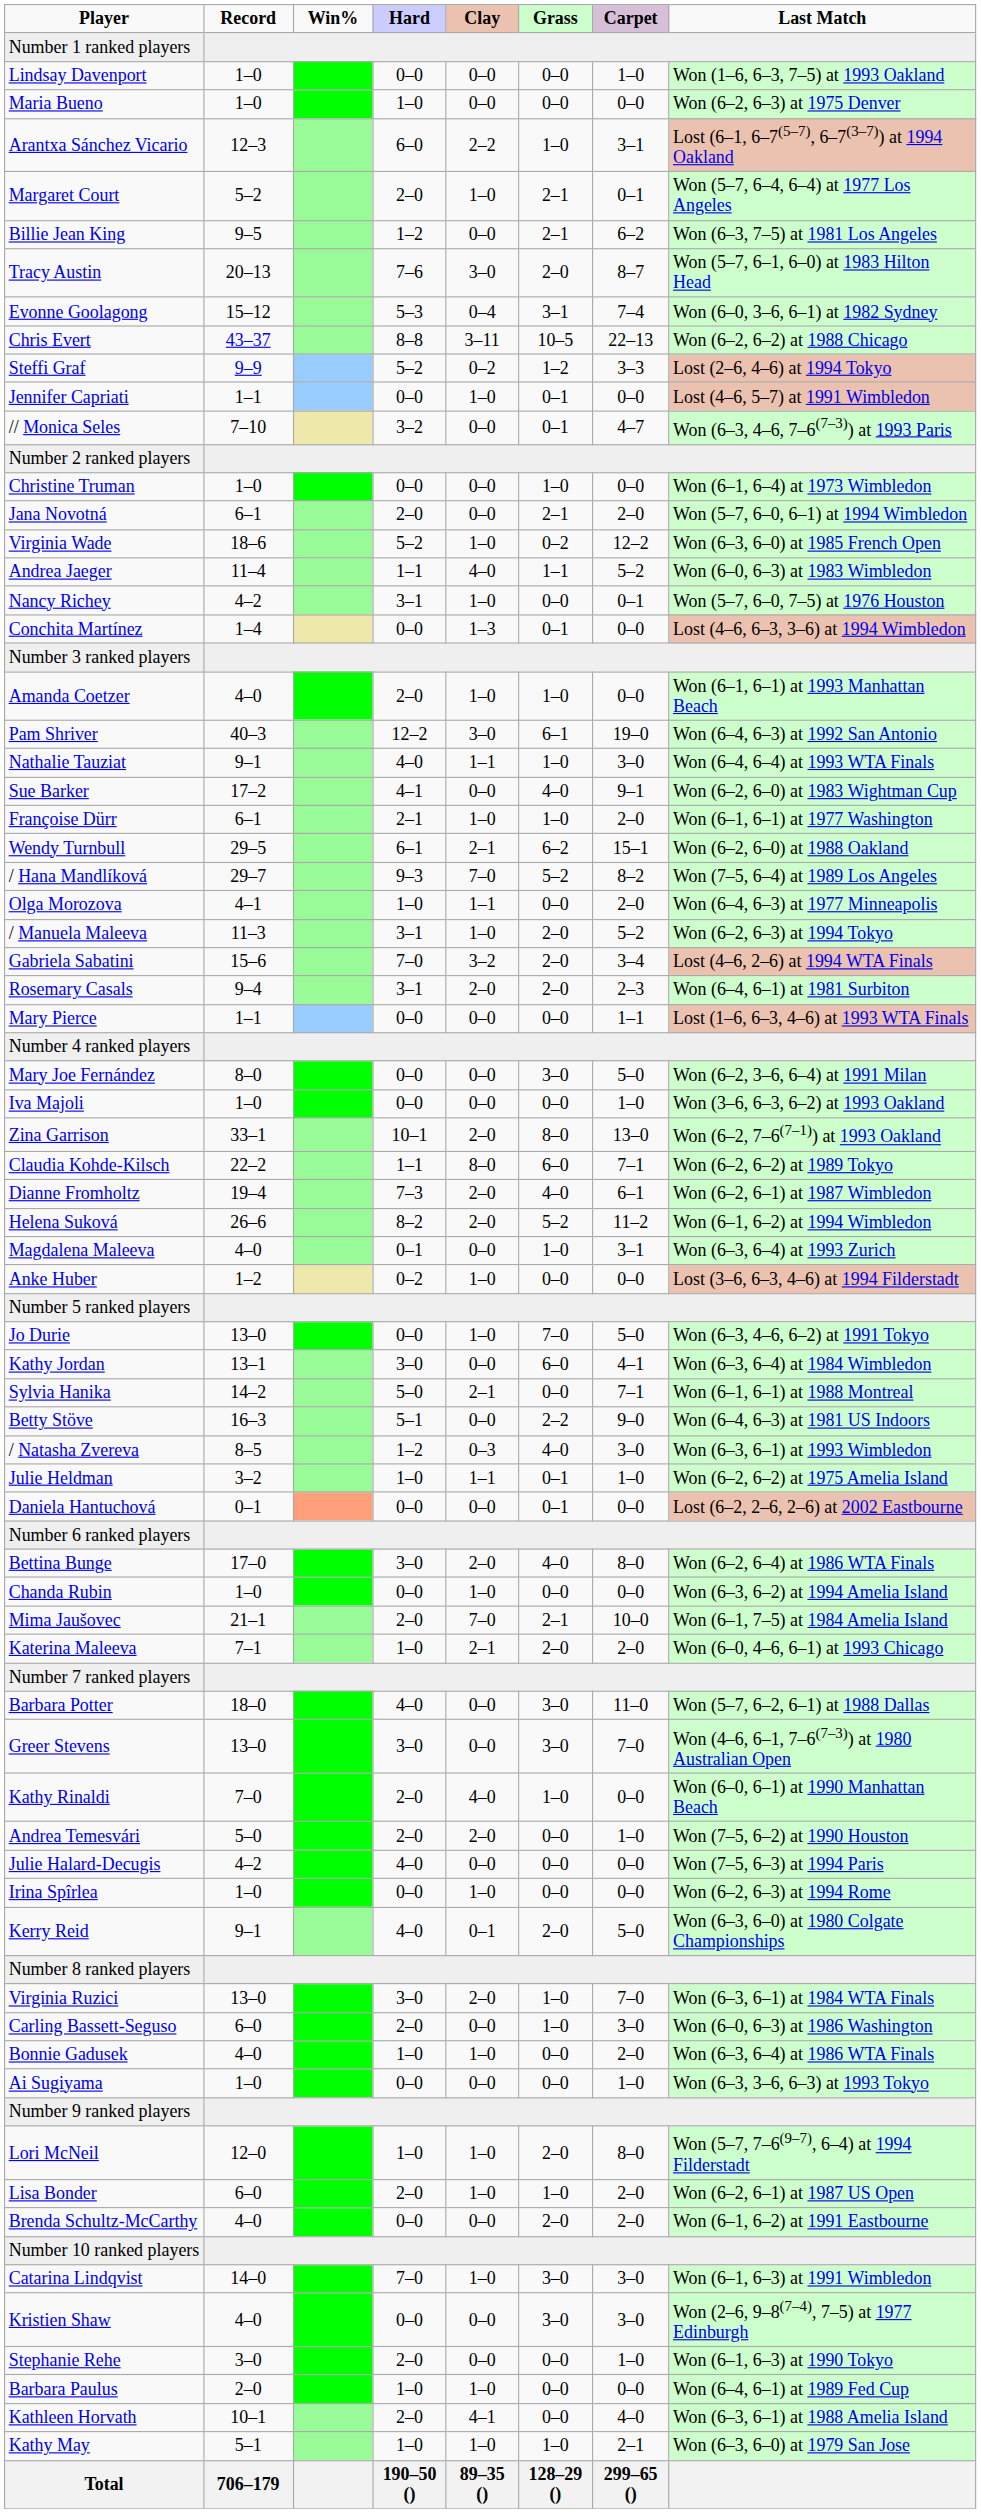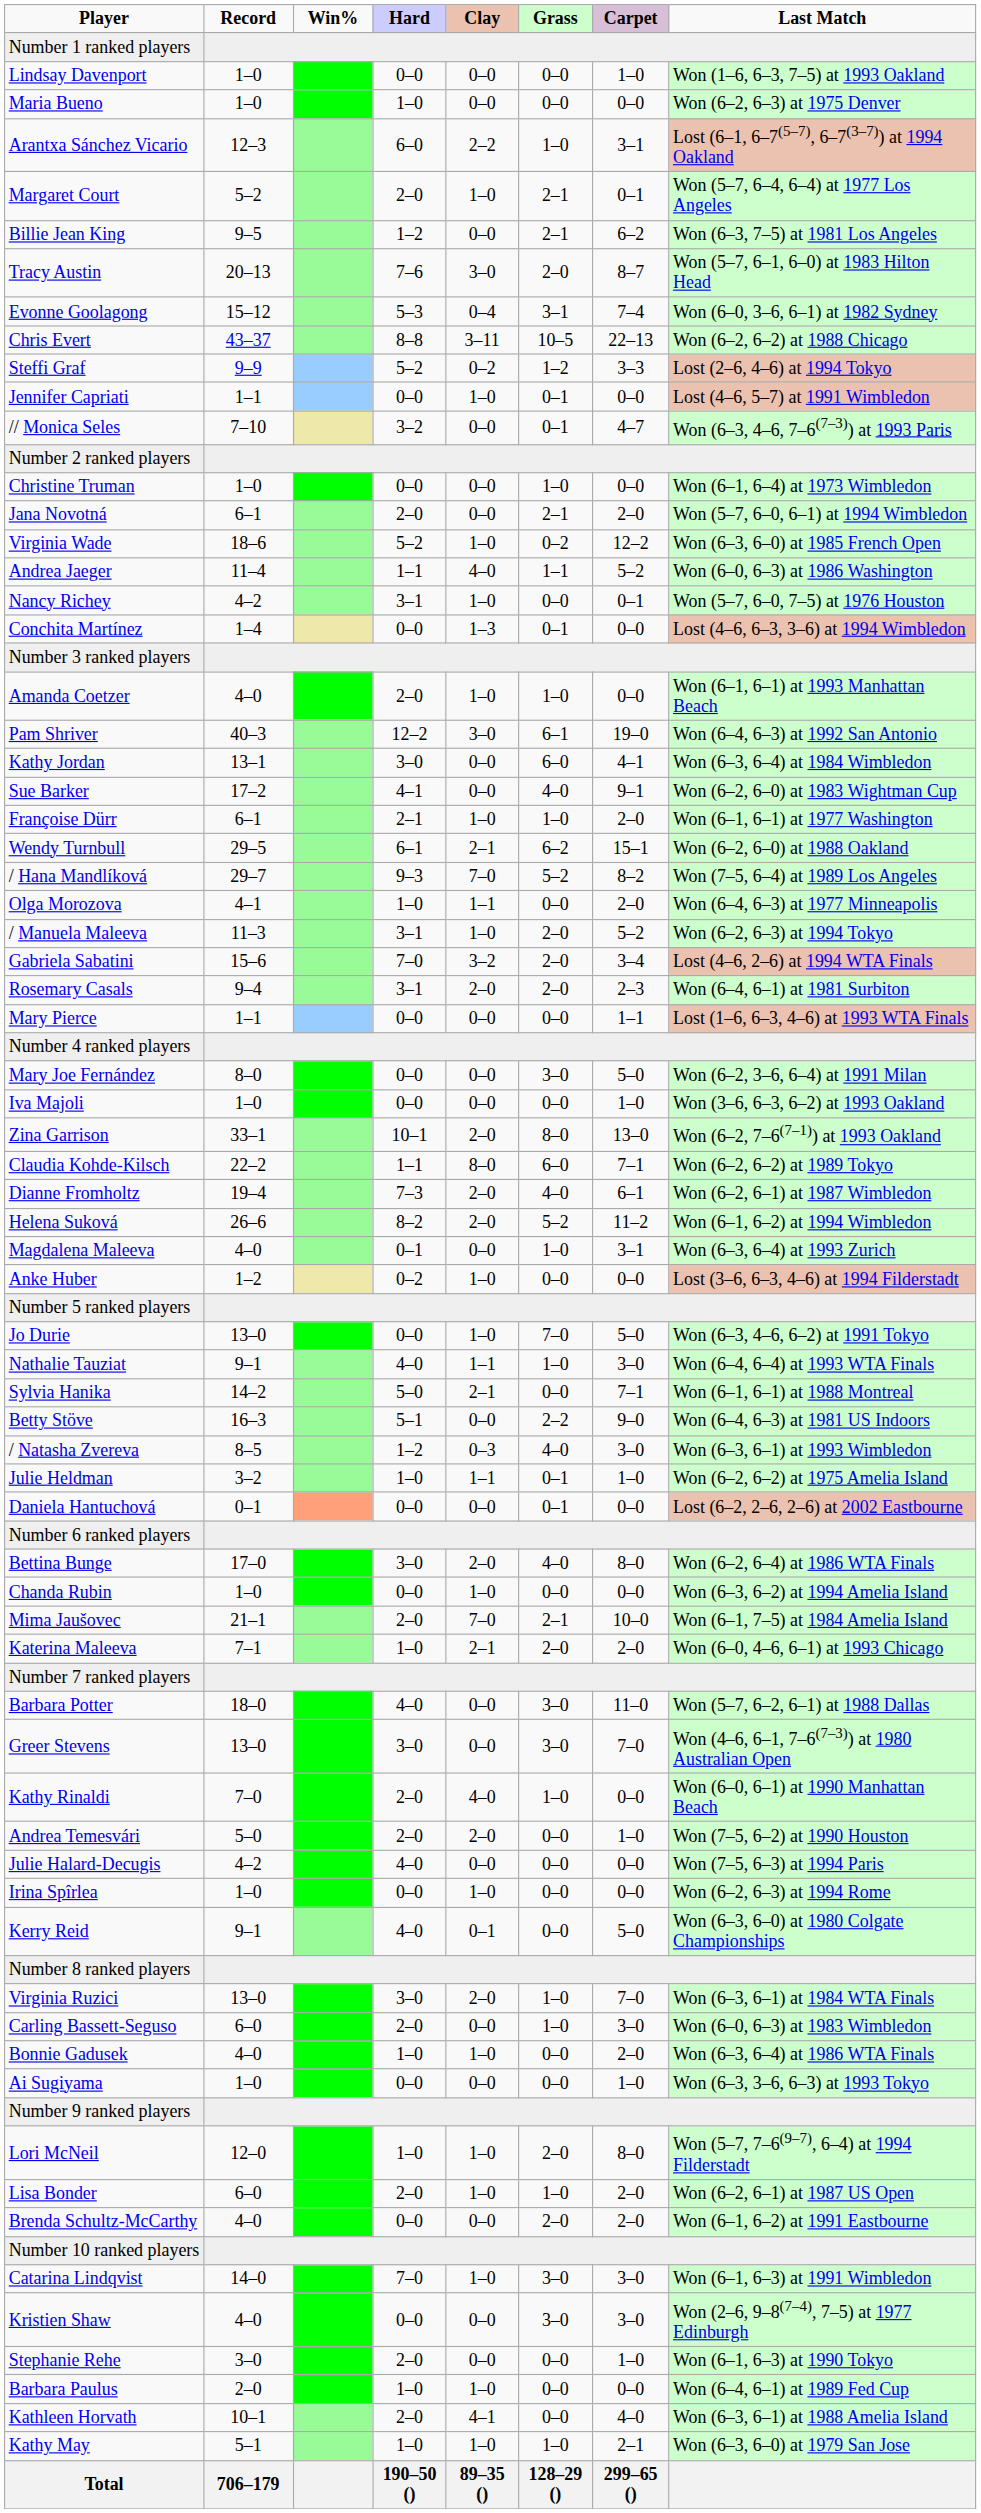(802, 572) Won (6–0, 6–3) at 1983 Wimbledon -> (803, 572) Won (6–0, 6–3) at 1986 Washington
rows swapped: (67, 762) <-> (57, 1364)
(555, 1931) 2–0 -> (555, 1931) 0–0
(803, 2026) Won (6–0, 6–3) at 1986 Washington -> (802, 2026) Won (6–0, 6–3) at 1983 Wimbledon
